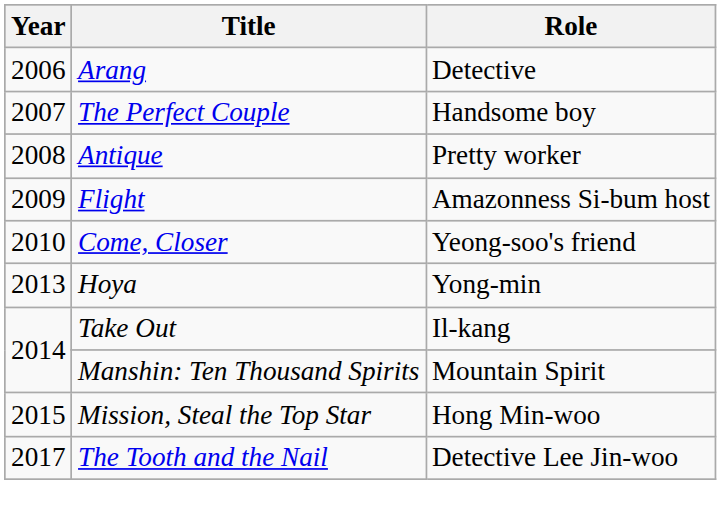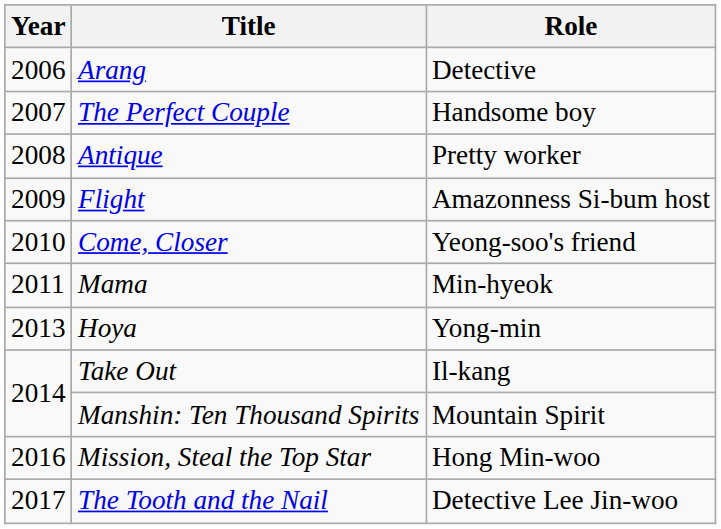+ row: (113, 284)
(38, 414) 2015 -> (38, 457) 2016
